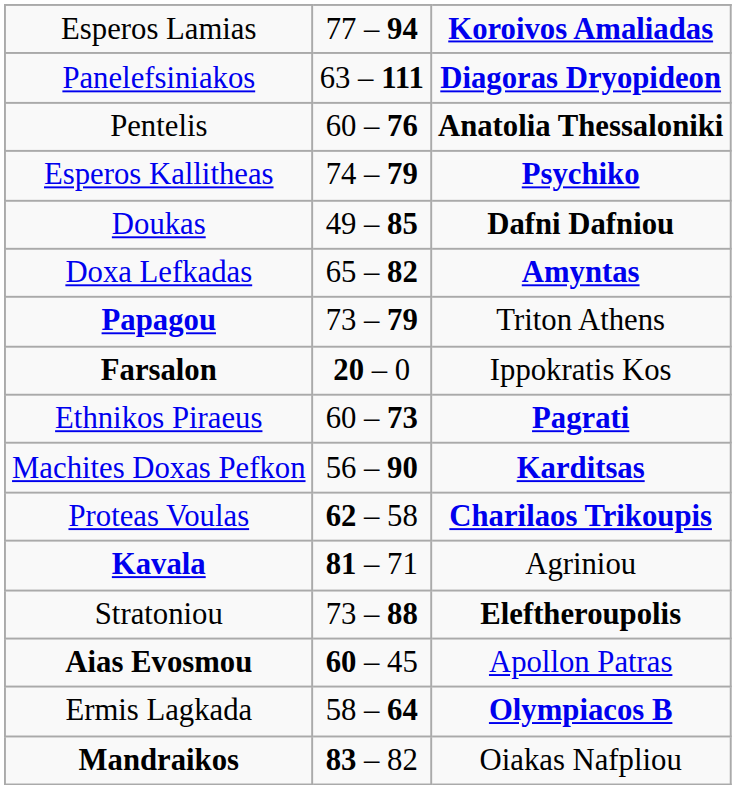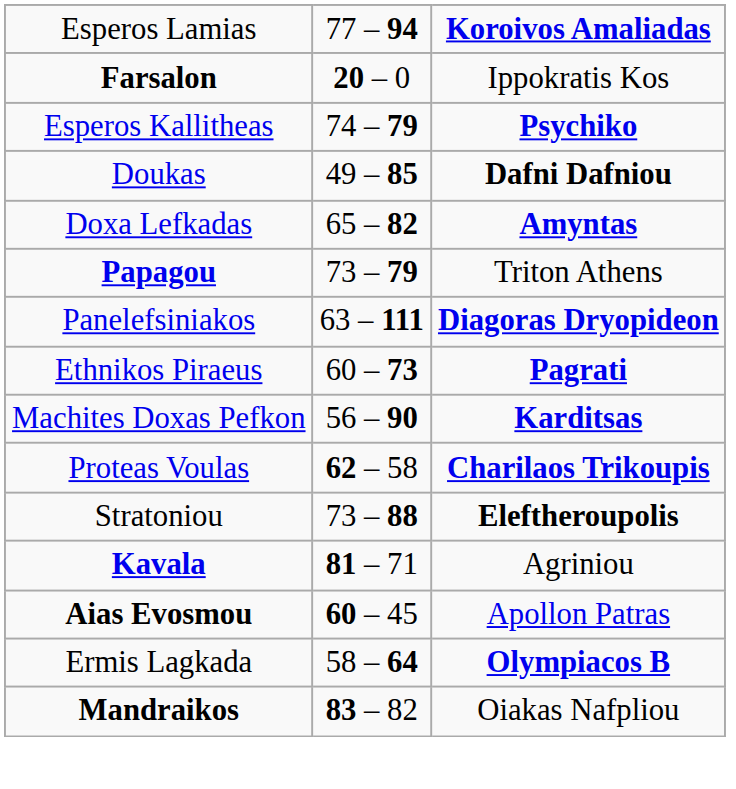rows swapped: (159, 77) <-> (159, 369)
- row: (159, 126)
rows swapped: (159, 564) <-> (159, 613)
